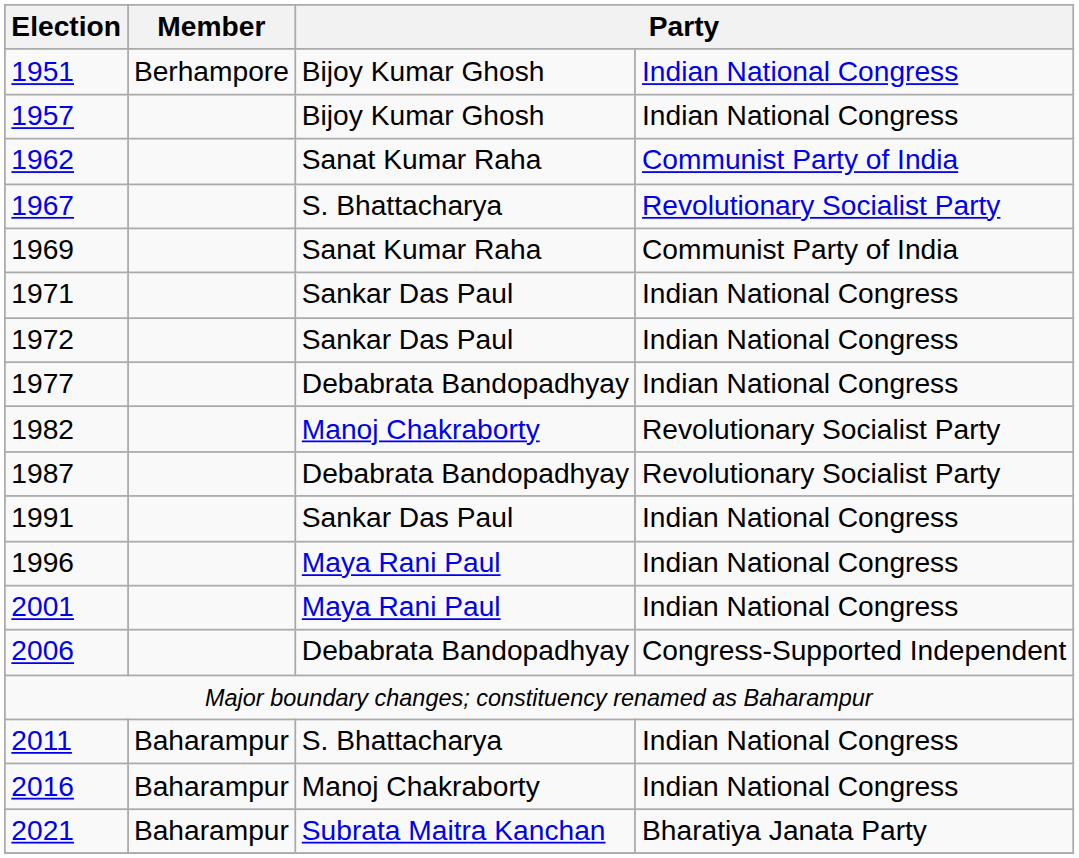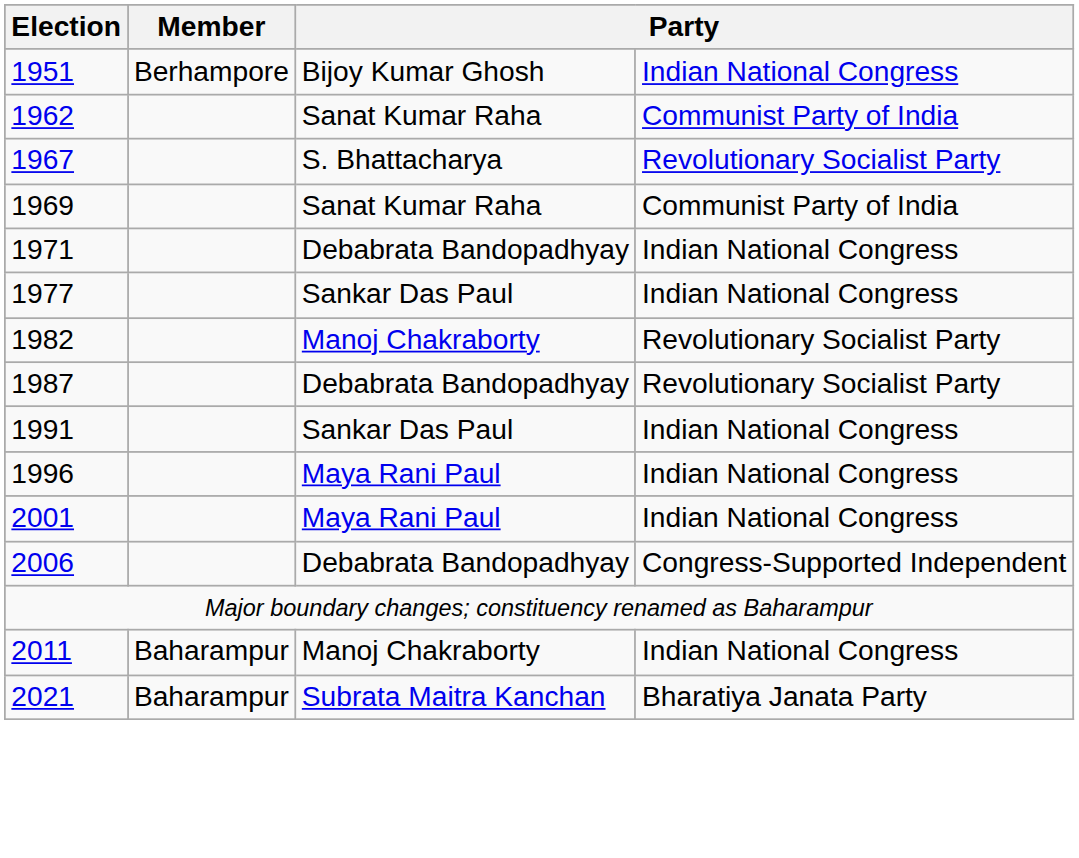- row: (43, 116)
(407, 294) Sankar Das Paul -> (465, 250) Debabrata Bandopadhyay
- row: (43, 339)
(465, 384) Debabrata Bandopadhyay -> (407, 294) Sankar Das Paul
(402, 741) S. Bhattacharya -> (421, 652) Manoj Chakraborty
- row: (43, 786)
